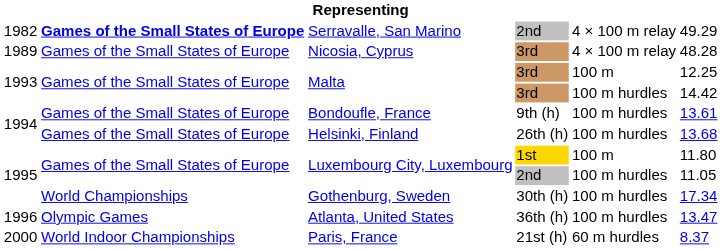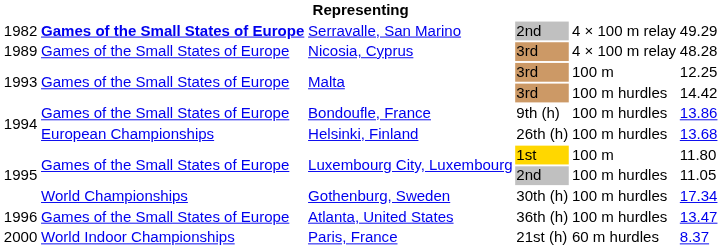(699, 113) 13.61 -> (699, 113) 13.86
(165, 134) Games of the Small States of Europe -> (128, 134) European Championships
(95, 217) Olympic Games -> (165, 217) Games of the Small States of Europe
